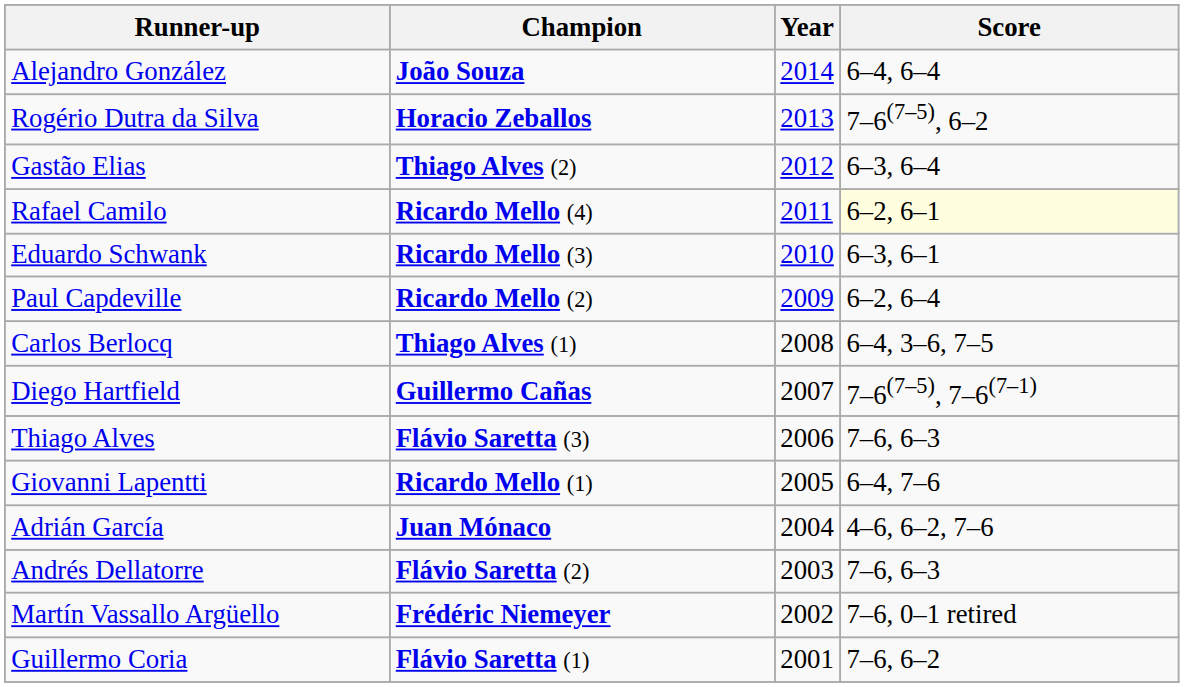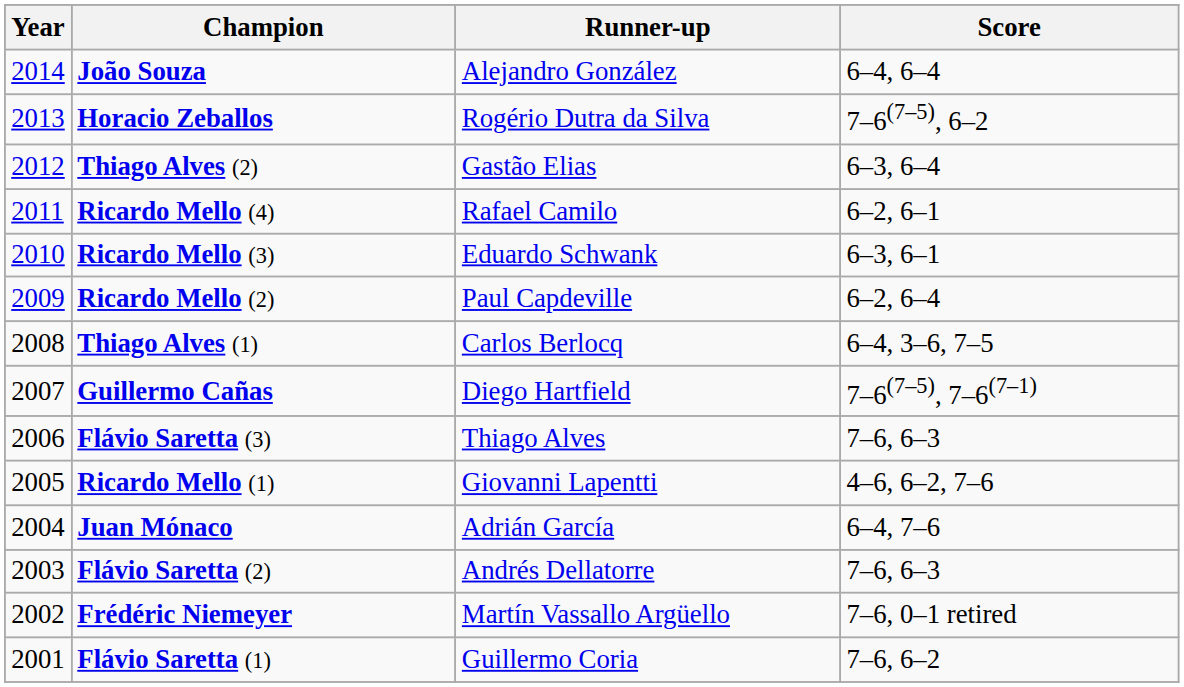columns swapped: (807, 26) <-> (197, 26)
(893, 210) lightyellow background -> (893, 210) no background
(893, 482) 6–4, 7–6 -> (920, 482) 4–6, 6–2, 7–6
(920, 527) 4–6, 6–2, 7–6 -> (893, 527) 6–4, 7–6
